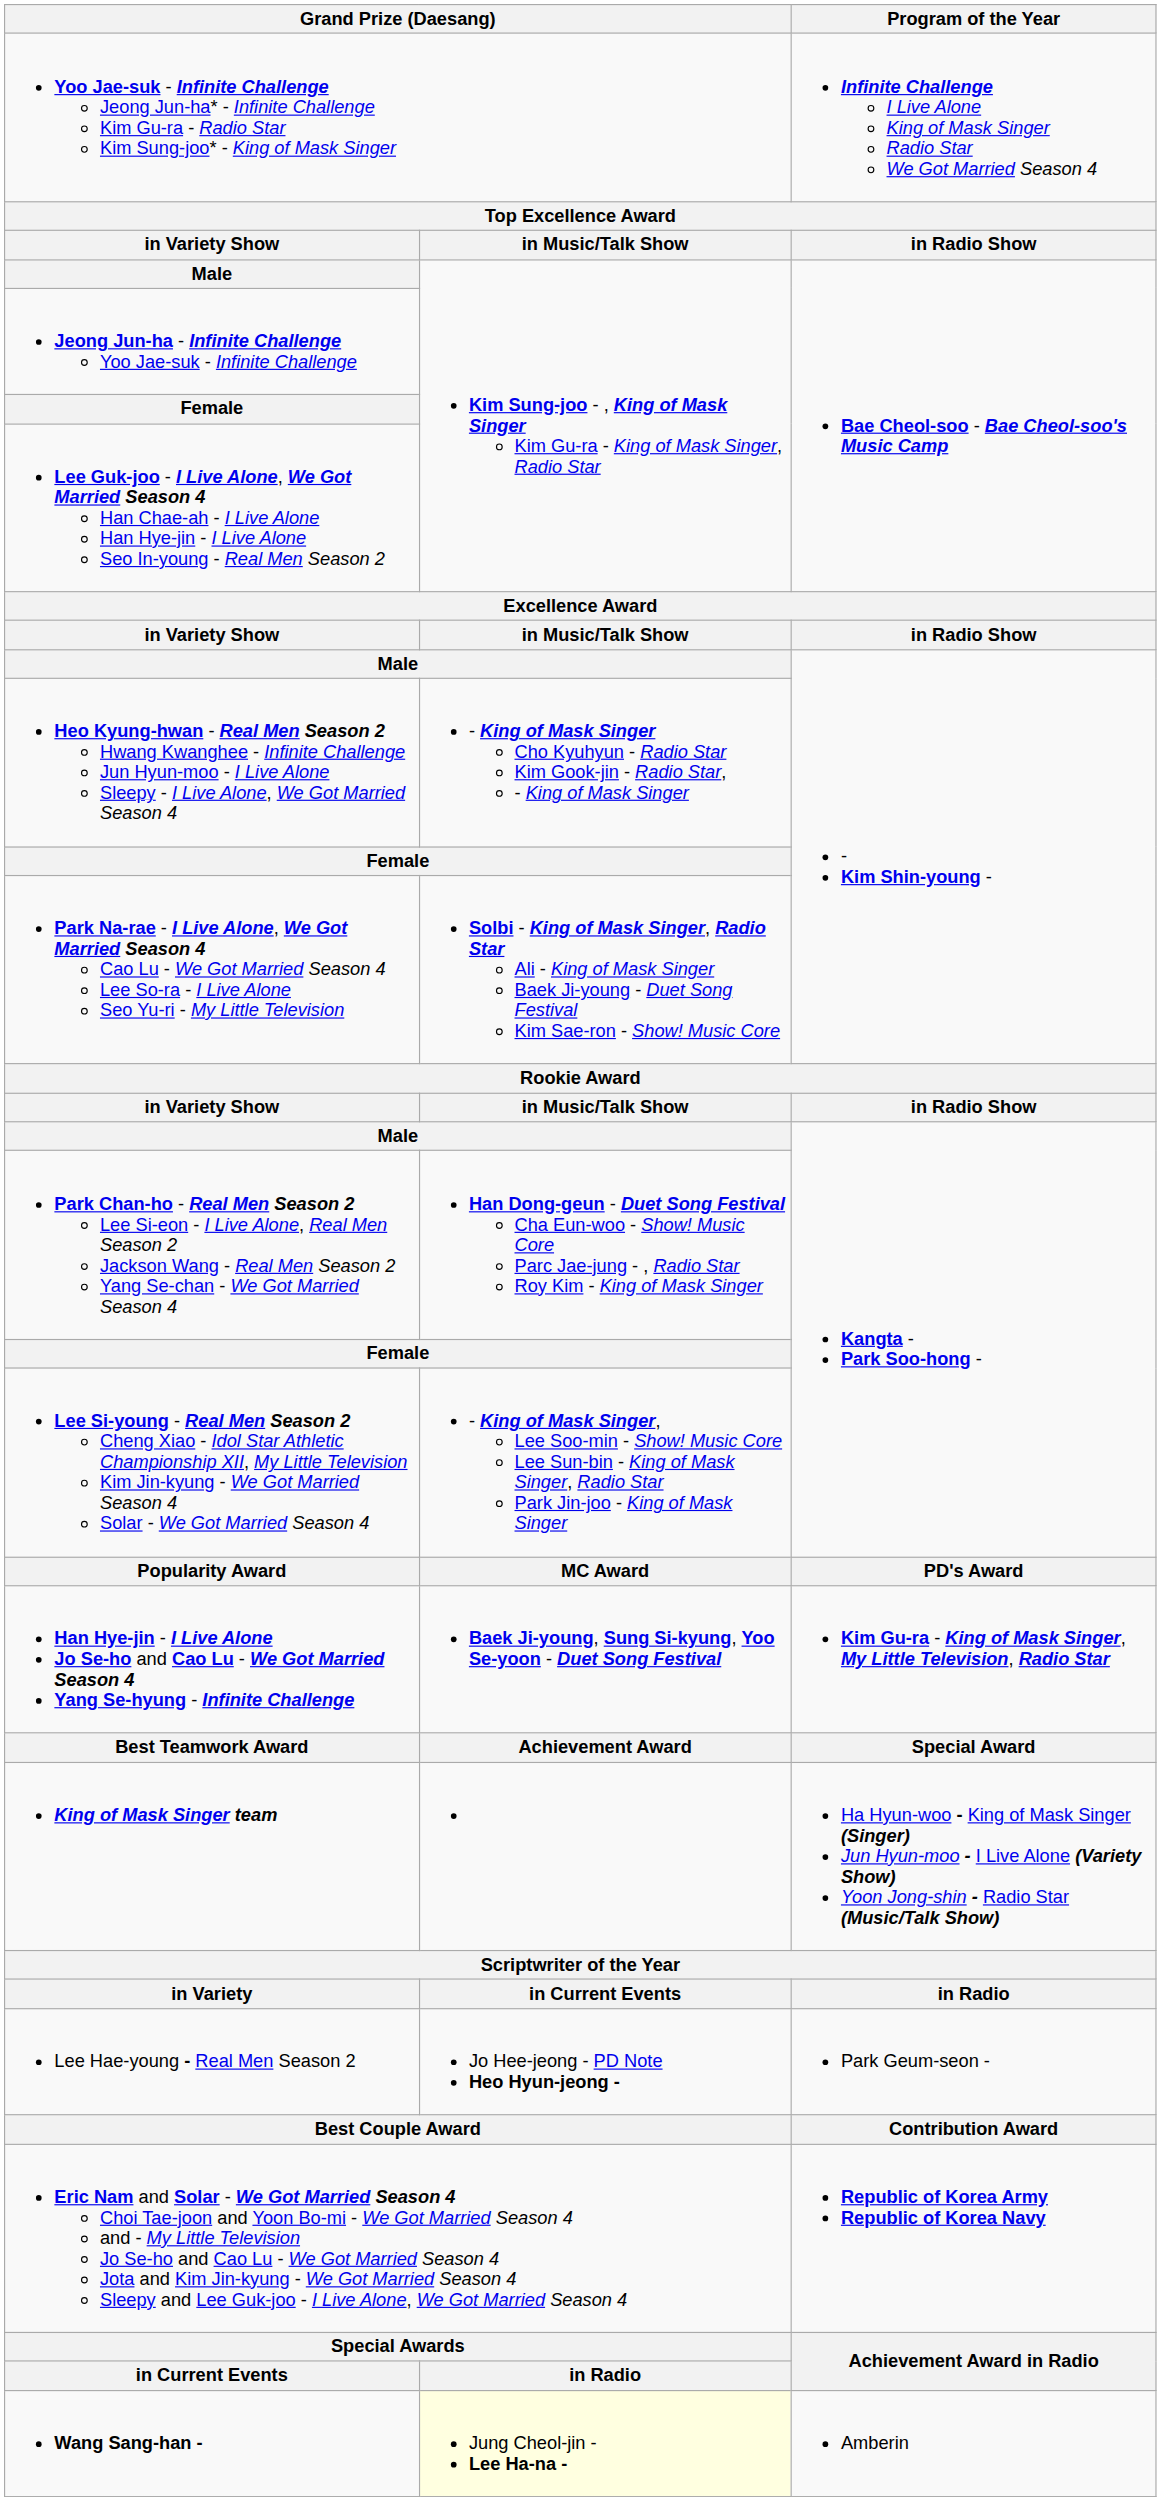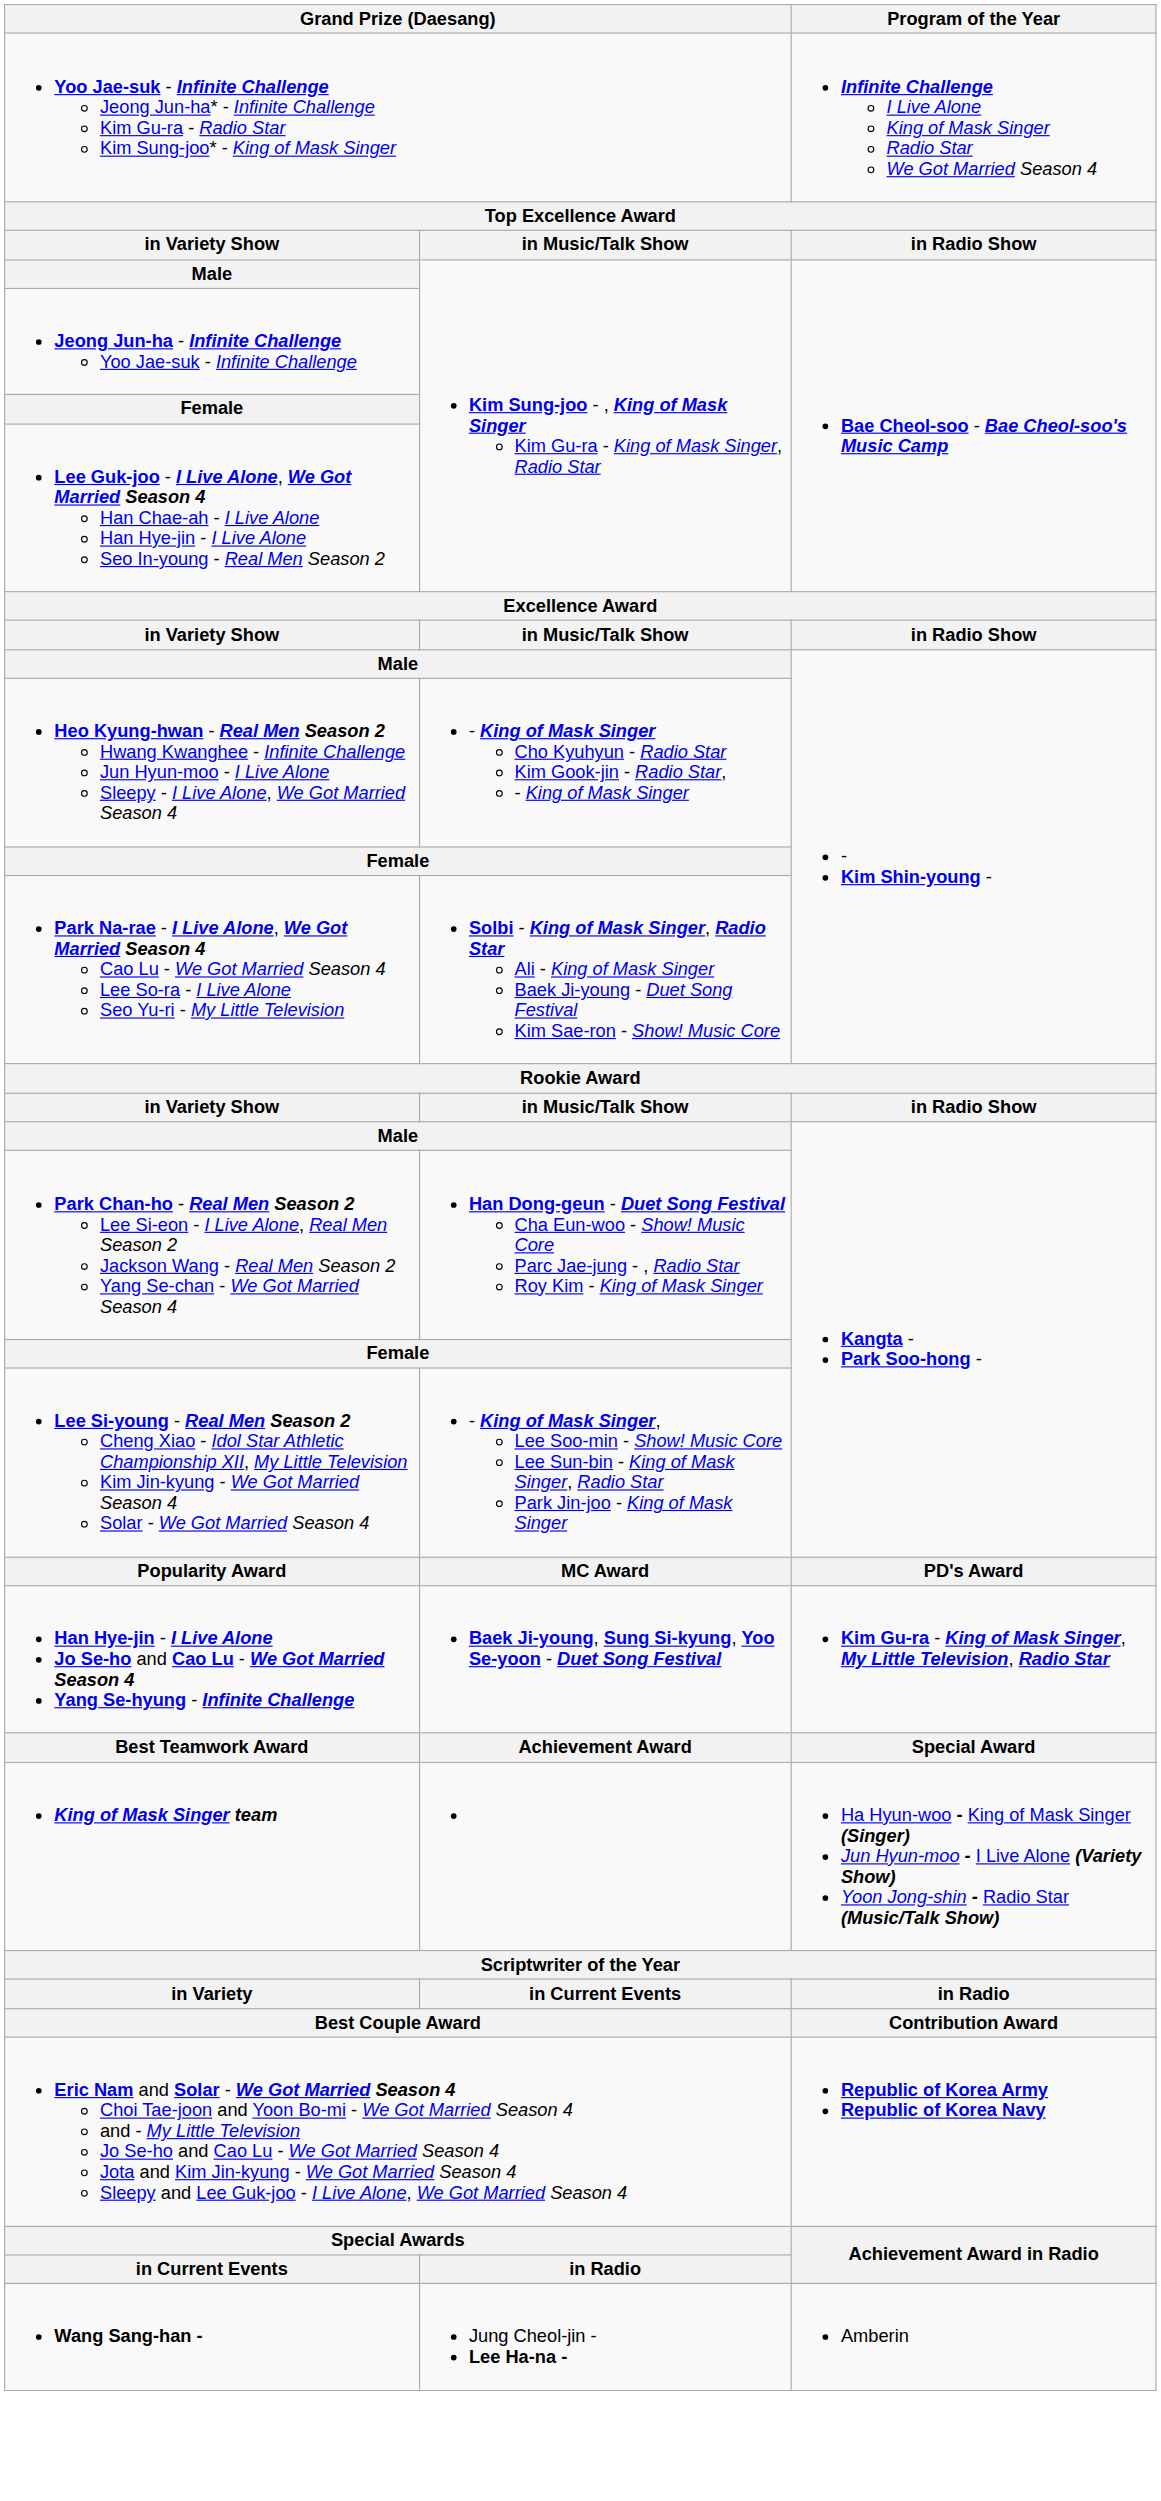- row: (212, 2062)
(605, 2454) lightyellow background -> (605, 2347) no background
